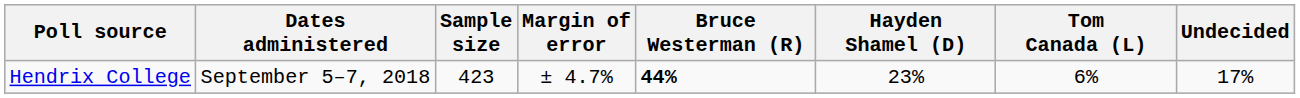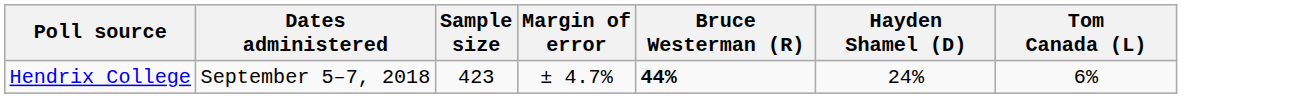- column: (1235, 33)
(906, 77) 23% -> (906, 77) 24%
